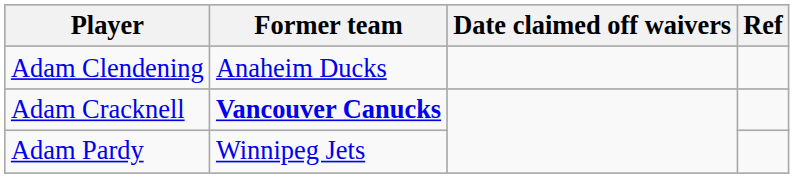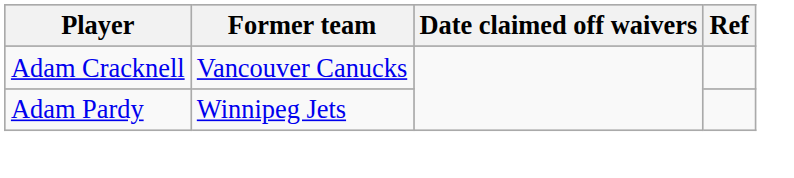- row: (107, 67)
(329, 109) bold -> (302, 67) normal
